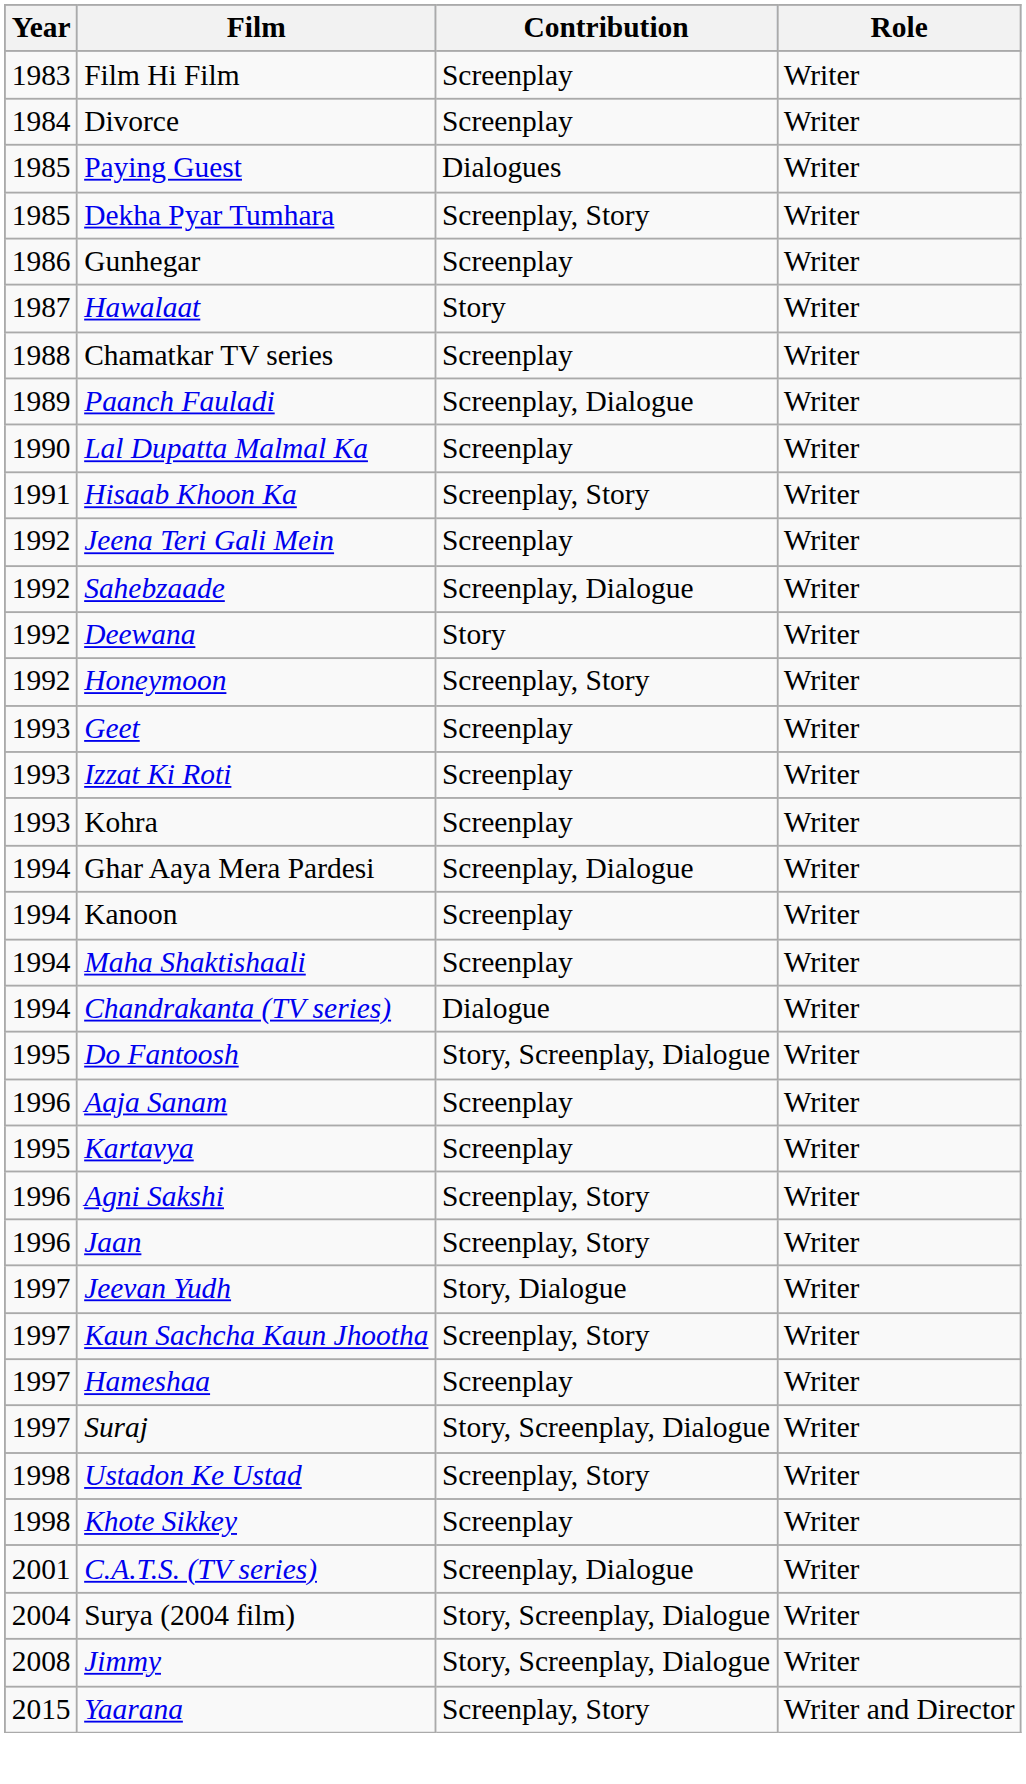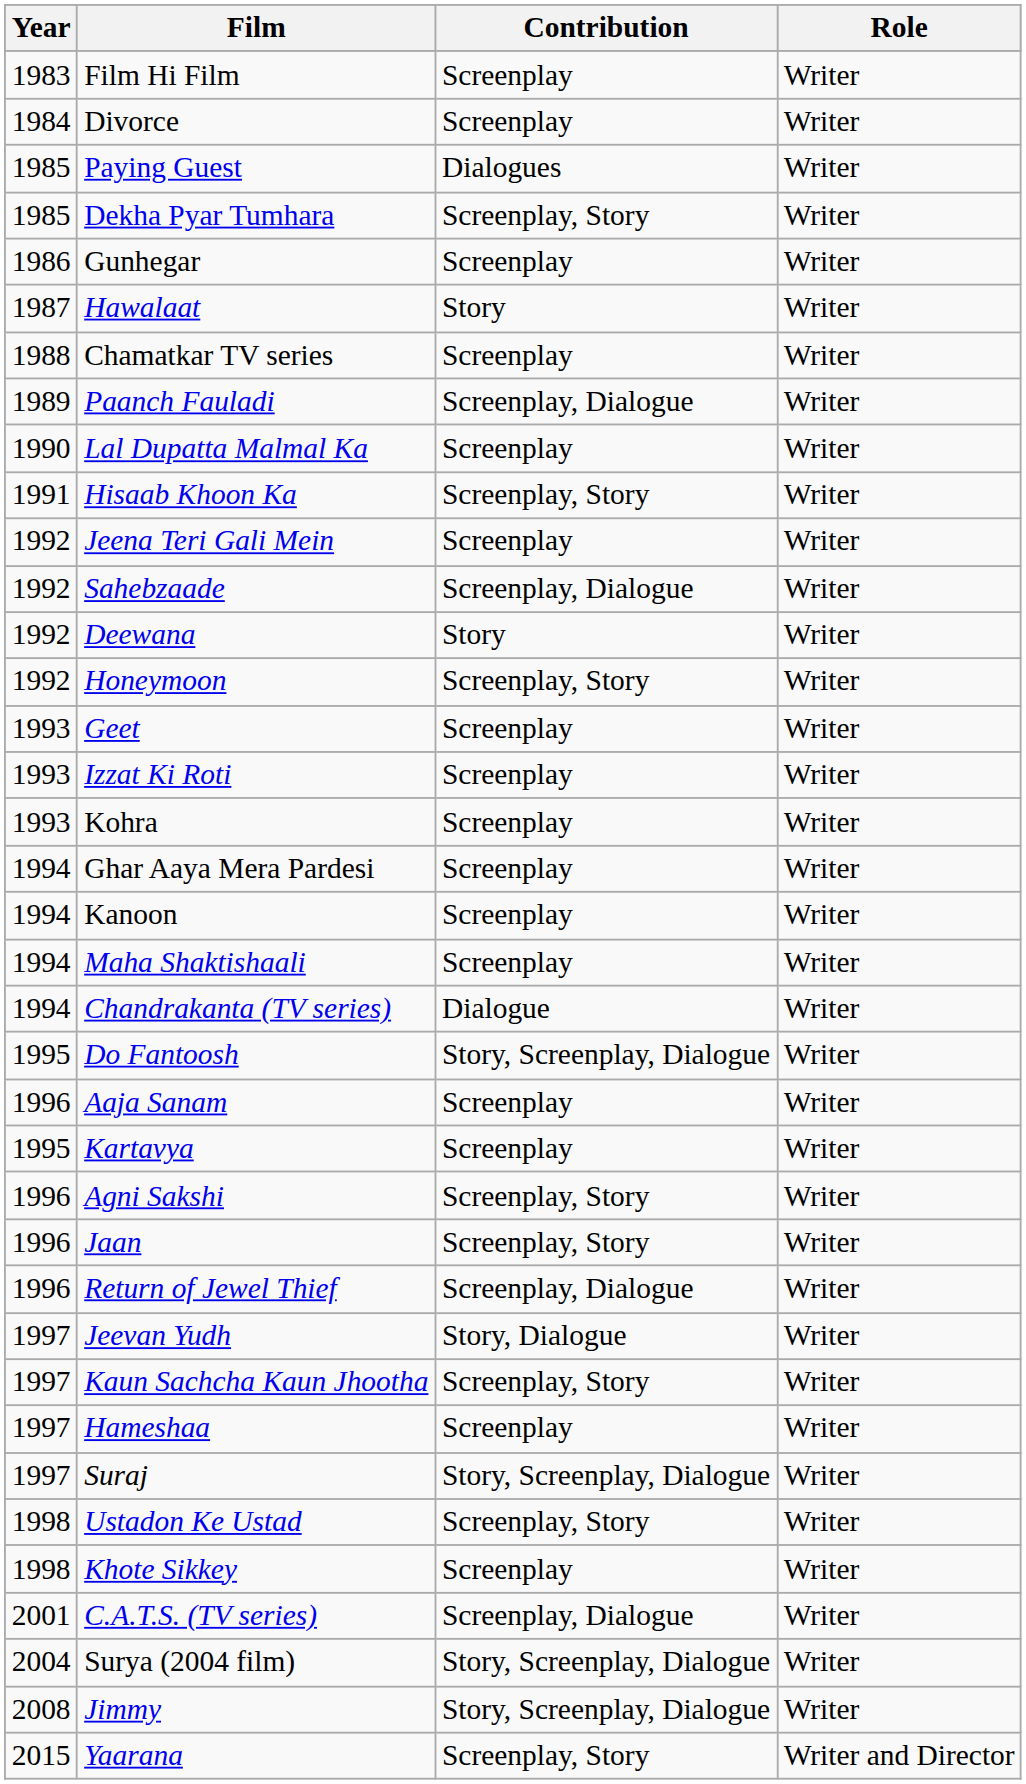(568, 868) Screenplay, Dialogue -> (507, 868) Screenplay
+ row: (210, 1288)
